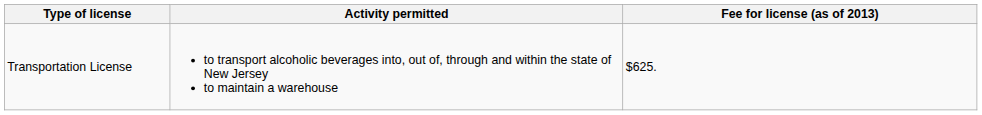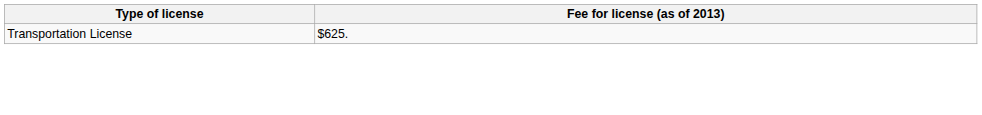- column: (397, 14)
